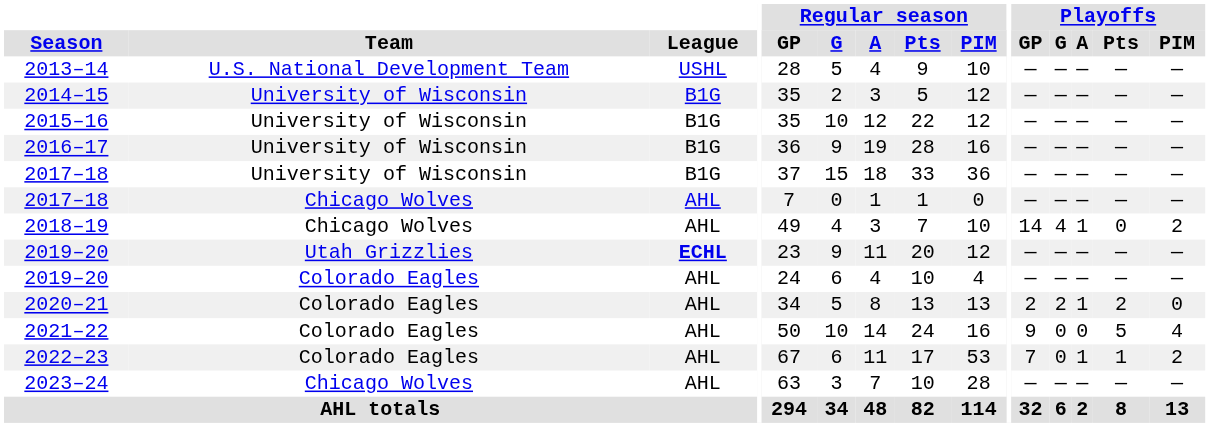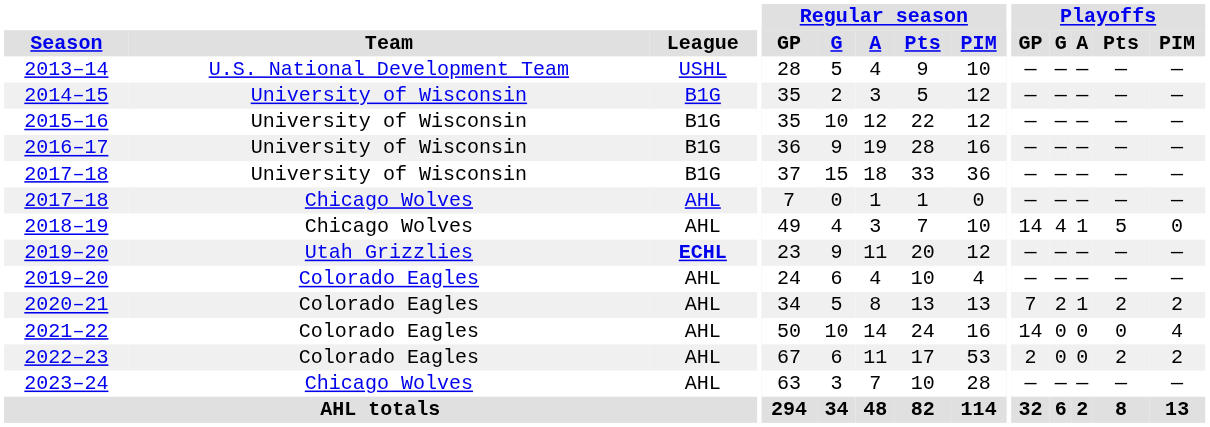(1121, 227) 0 -> (1121, 227) 5
(1177, 227) 2 -> (1177, 227) 0
(1030, 305) 2 -> (1030, 305) 7
(1177, 305) 0 -> (1177, 305) 2
(1030, 331) 9 -> (1030, 331) 14
(1121, 331) 5 -> (1121, 331) 0
(1030, 357) 7 -> (1030, 357) 2
(1082, 357) 1 -> (1082, 357) 0
(1121, 357) 1 -> (1121, 357) 2
